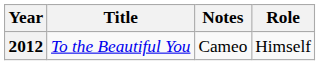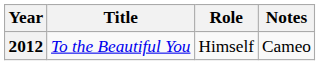columns swapped: (283, 18) <-> (223, 18)
